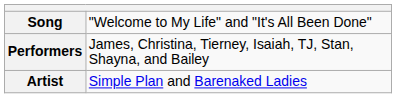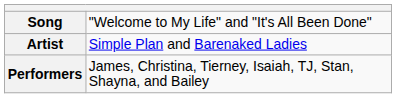rows swapped: (45, 82) <-> (45, 52)
